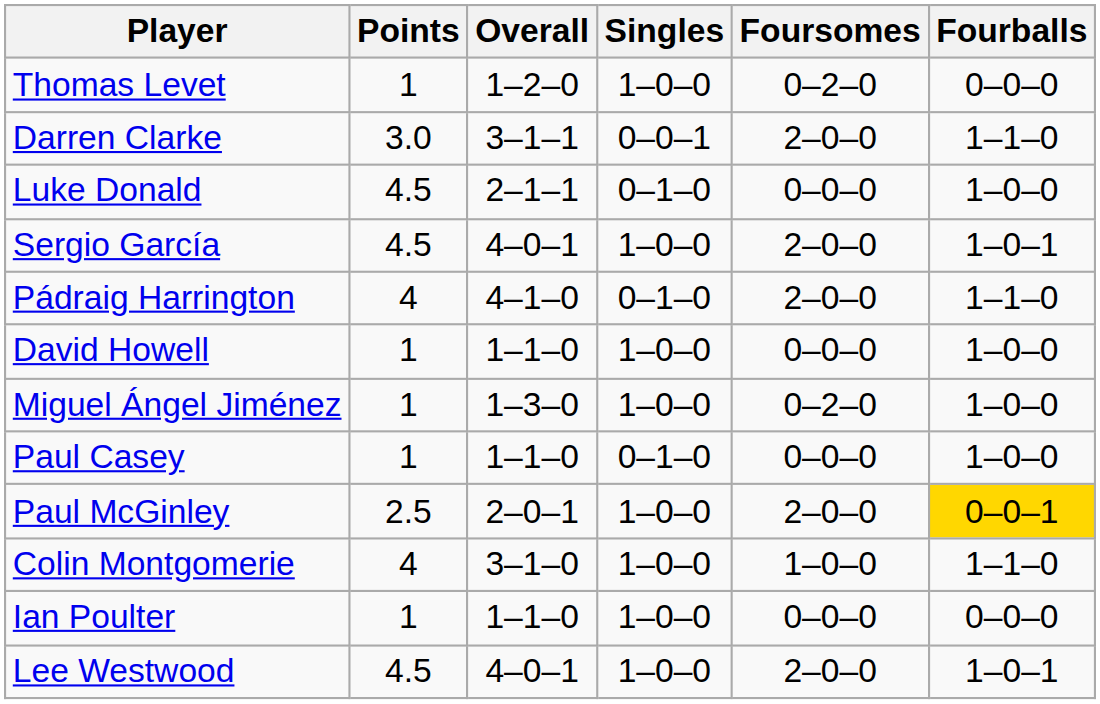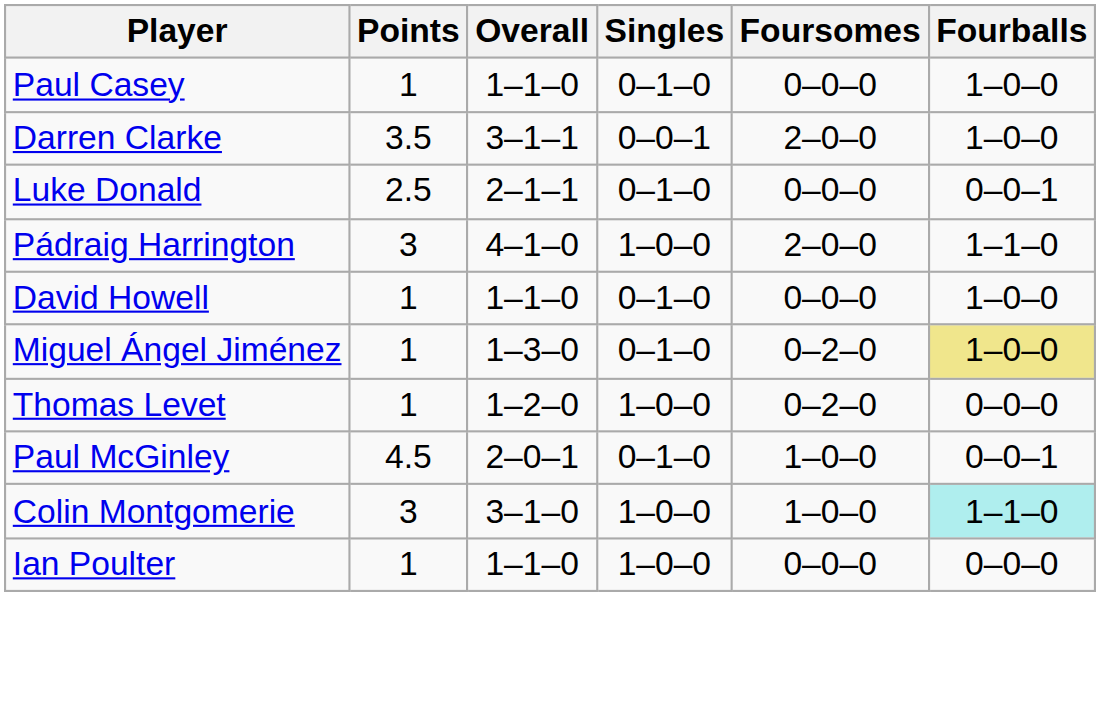rows swapped: (99, 457) <-> (119, 84)
(408, 137) 3.0 -> (408, 137) 3.5
(1012, 137) 1–1–0 -> (1012, 137) 1–0–0
(408, 191) 4.5 -> (408, 191) 2.5
(1012, 191) 1–0–0 -> (1012, 191) 0–0–1
- row: (116, 244)
(408, 297) 4 -> (408, 244) 3
(664, 297) 0–1–0 -> (664, 244) 1–0–0
(664, 350) 1–0–0 -> (664, 297) 0–1–0
(664, 404) 1–0–0 -> (664, 350) 0–1–0
(1012, 404) no background -> (1012, 350) khaki background
(408, 510) 2.5 -> (408, 457) 4.5
(664, 510) 1–0–0 -> (664, 457) 0–1–0
(830, 510) 2–0–0 -> (830, 457) 1–0–0
(1012, 510) gold background -> (1012, 457) no background
(408, 564) 4 -> (408, 510) 3
(1012, 564) no background -> (1012, 510) paleturquoise background
- row: (124, 670)
